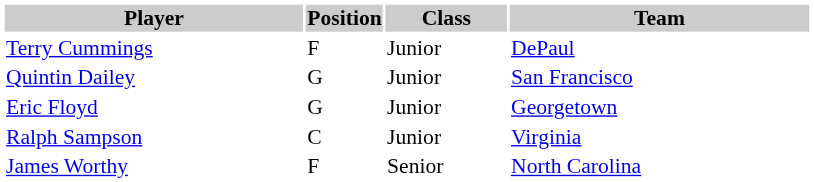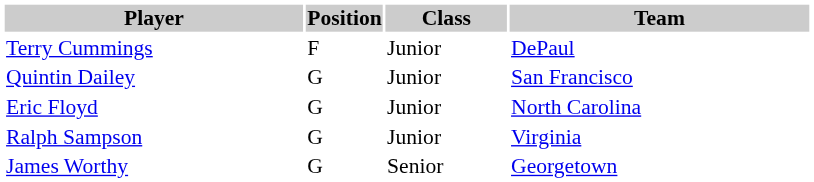(564, 107) Georgetown -> (576, 107) North Carolina
(314, 136) C -> (315, 136) G
(313, 166) F -> (315, 166) G
(576, 166) North Carolina -> (564, 166) Georgetown
